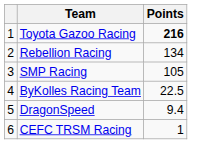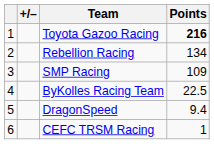+ column: (28, 14)
(174, 72) 105 -> (197, 72) 109
